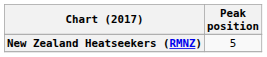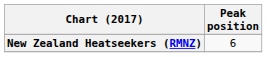(233, 43) 5 -> (233, 43) 6
